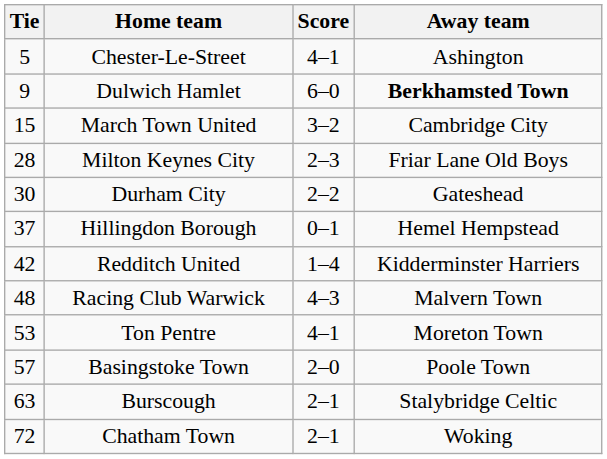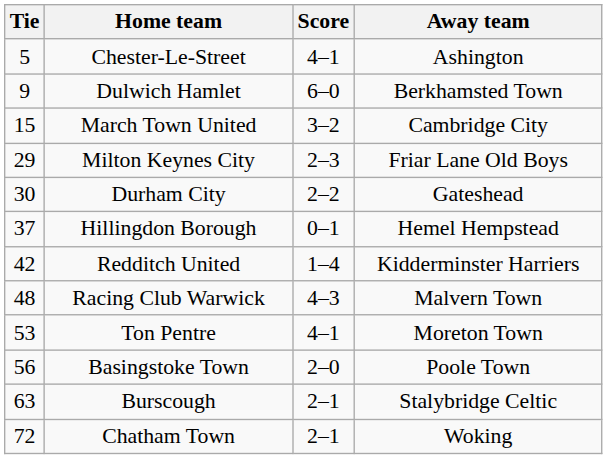(478, 90) bold -> (478, 90) normal
(25, 159) 28 -> (25, 159) 29
(25, 366) 57 -> (25, 366) 56
